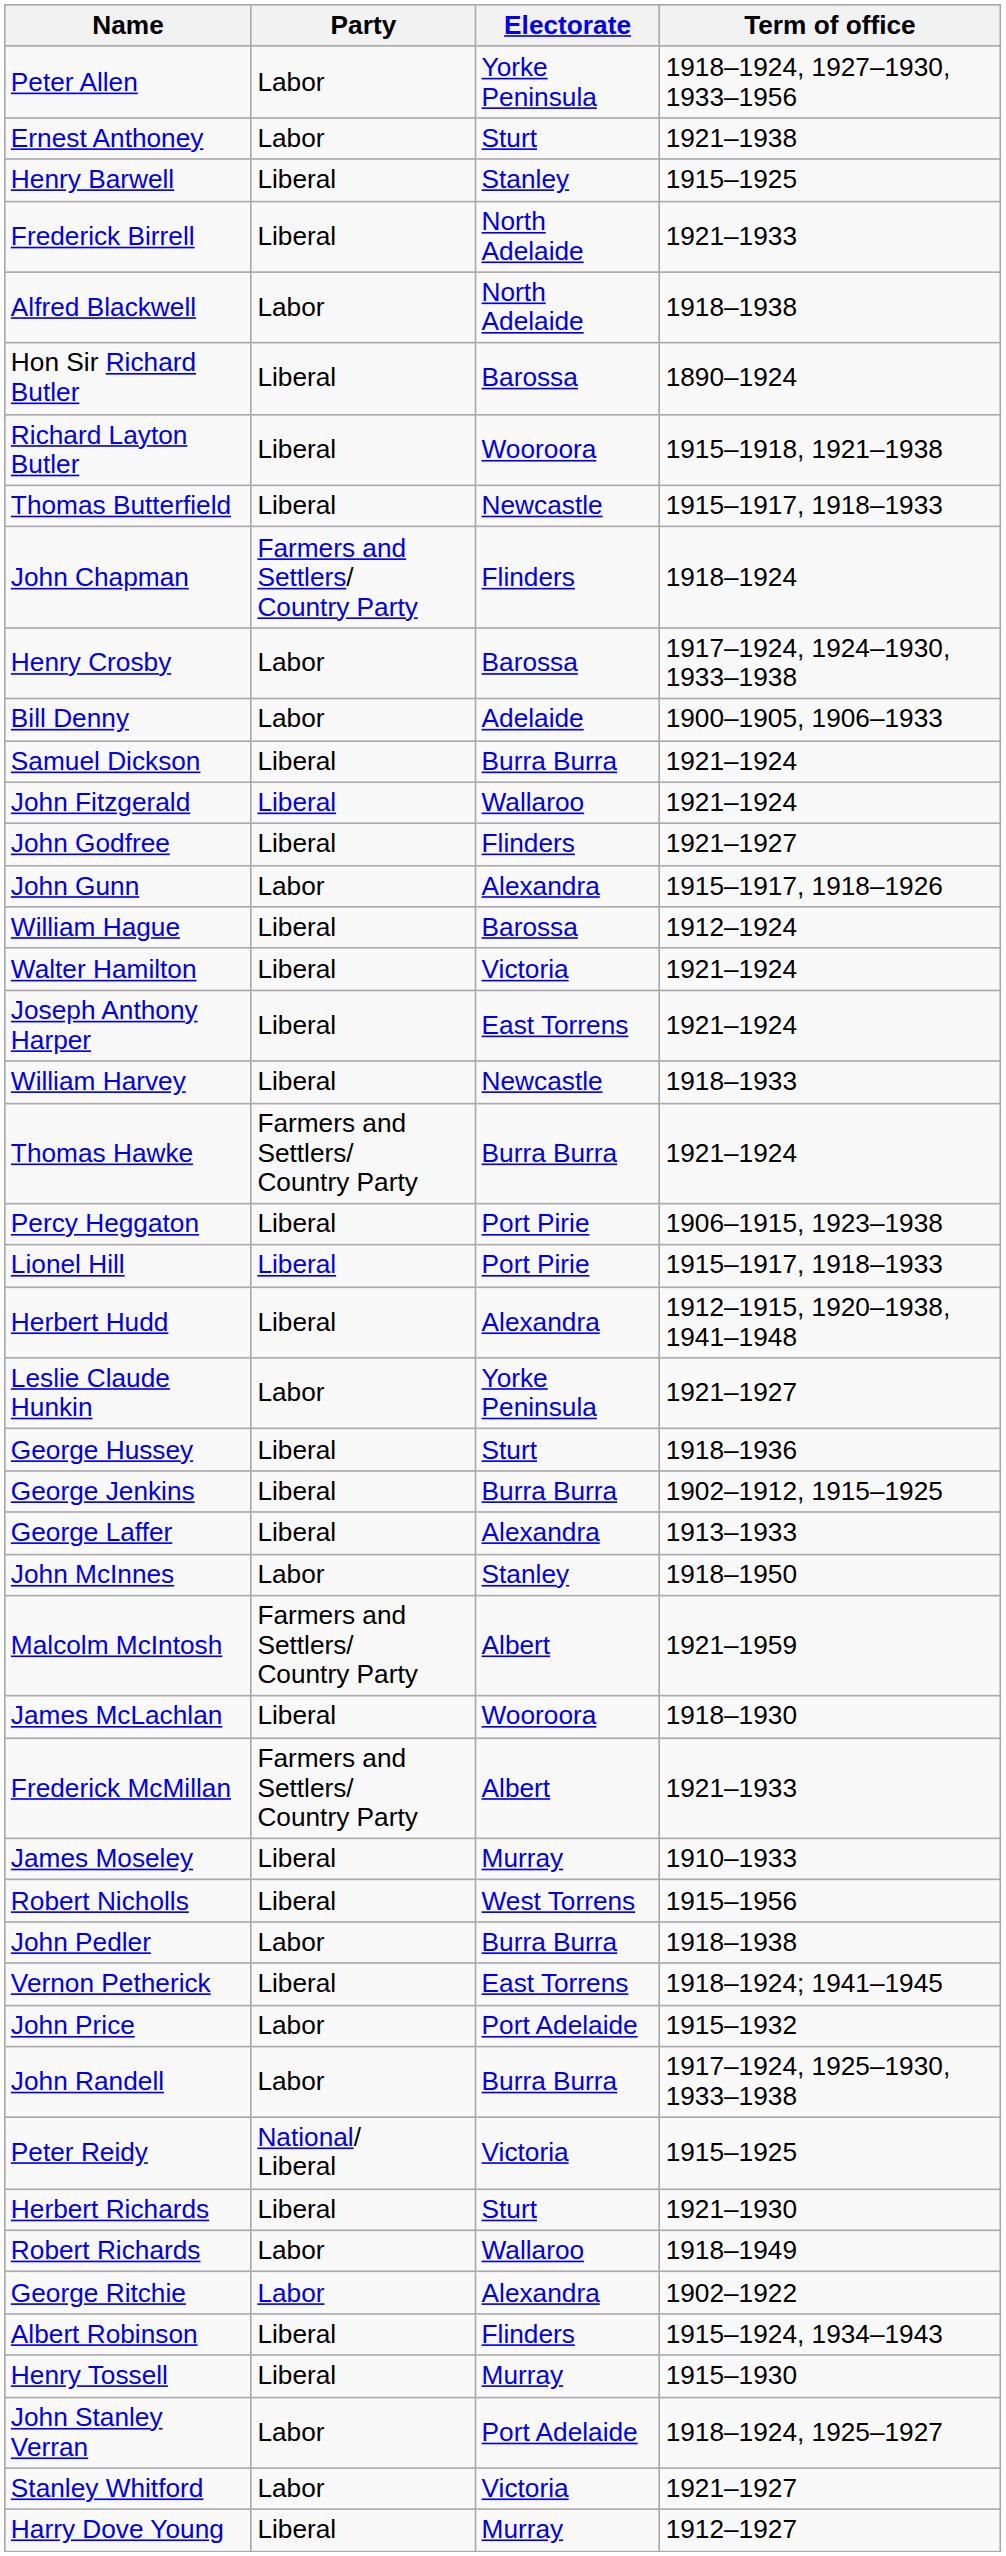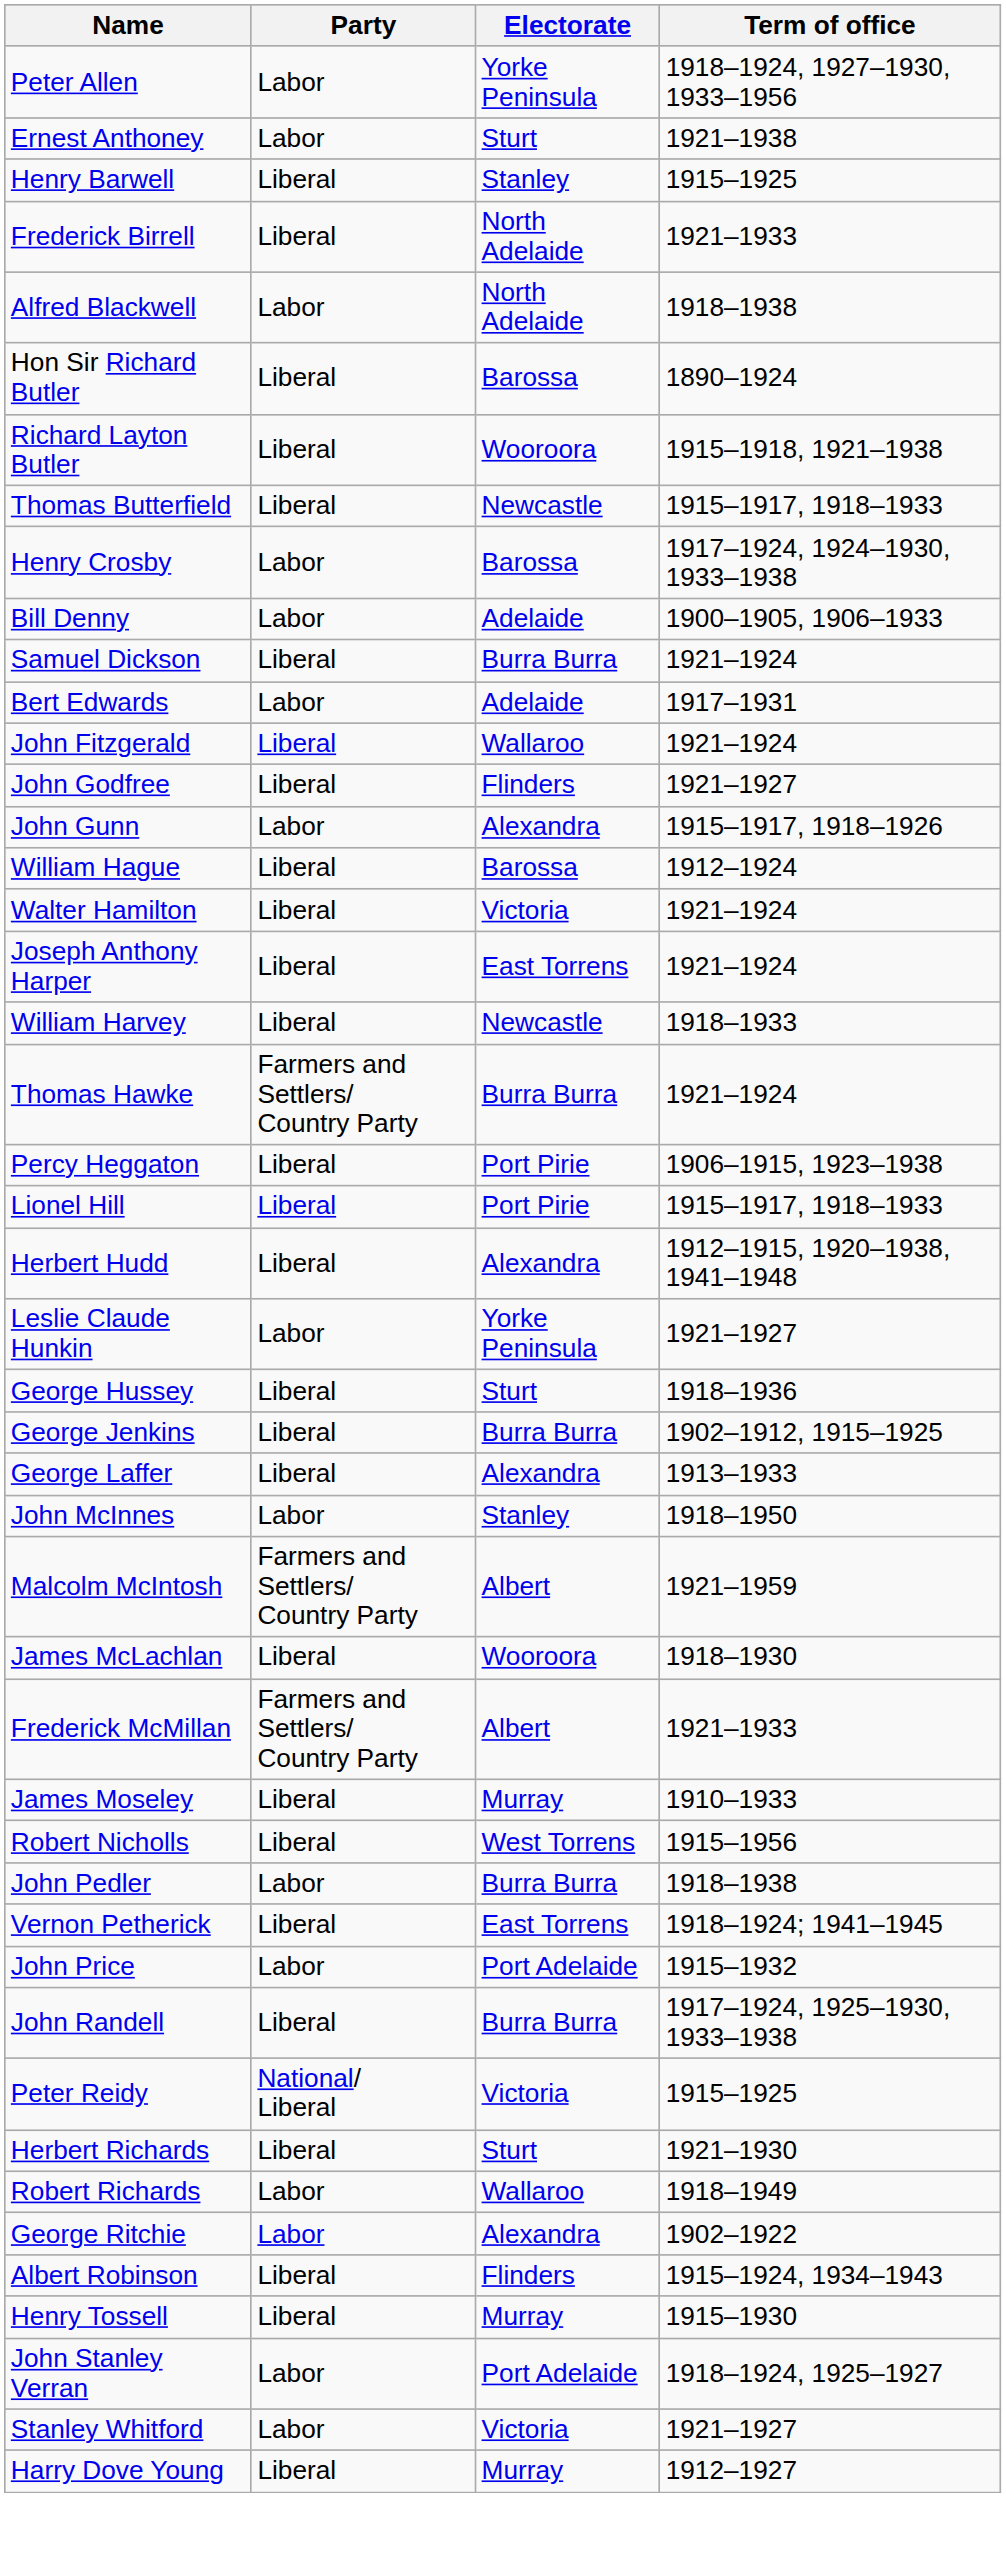- row: (100, 576)
+ row: (90, 701)
(291, 2081) Labor -> (297, 2022) Liberal
